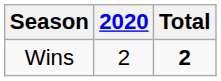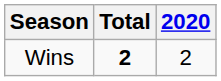columns swapped: (124, 22) <-> (185, 22)
